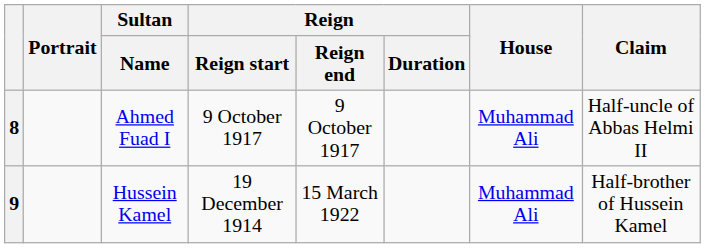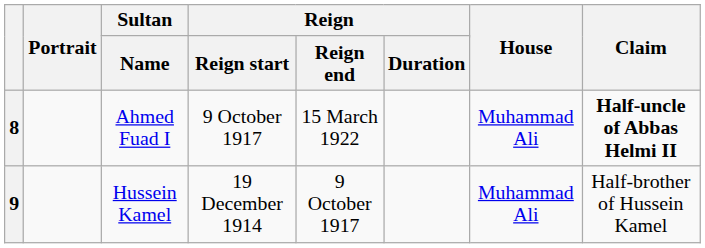(340, 127) 9 October 1917 -> (340, 127) 15 March 1922
(641, 127) normal -> (641, 127) bold
(340, 203) 15 March 1922 -> (340, 203) 9 October 1917
